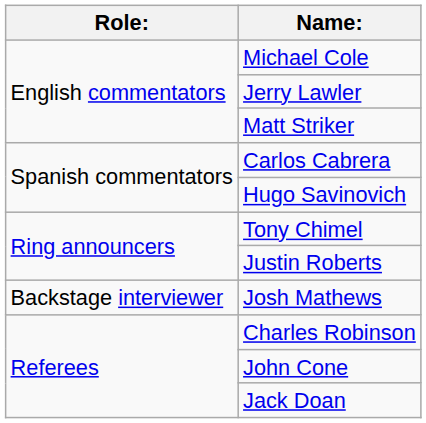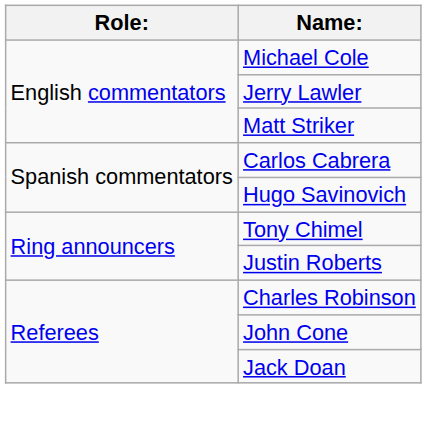- row: (313, 298)
